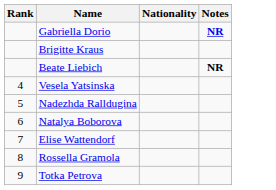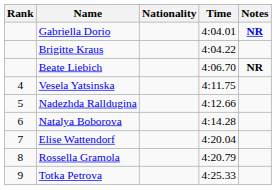+ column: (219, 13)
